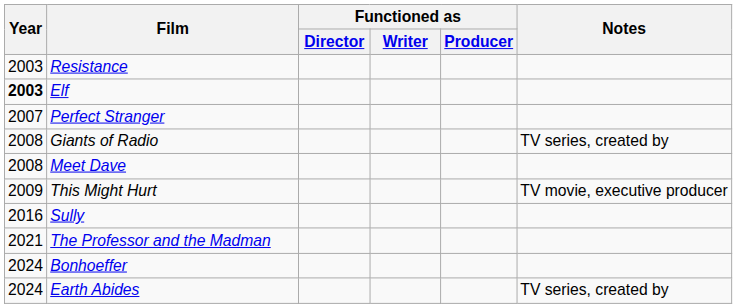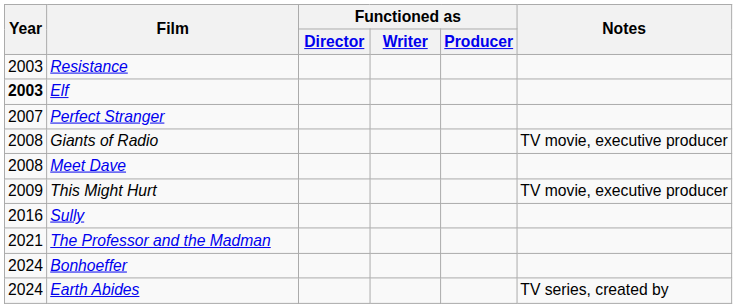(594, 141) TV series, created by -> (624, 141) TV movie, executive producer
